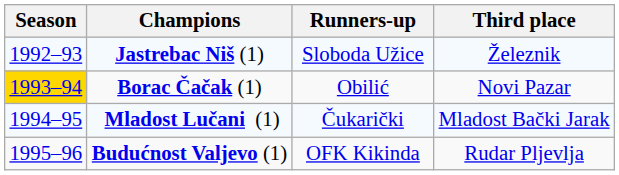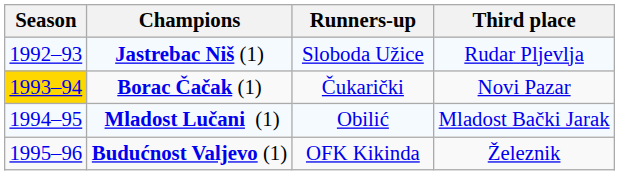(524, 53) Železnik -> (524, 53) Rudar Pljevlja
(363, 86) Obilić -> (363, 86) Čukarički
(363, 119) Čukarički -> (363, 119) Obilić
(524, 152) Rudar Pljevlja -> (524, 152) Železnik
